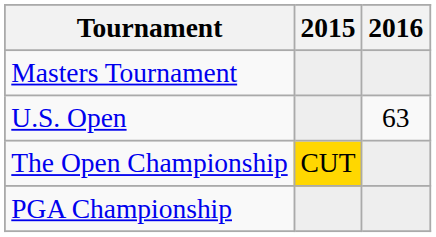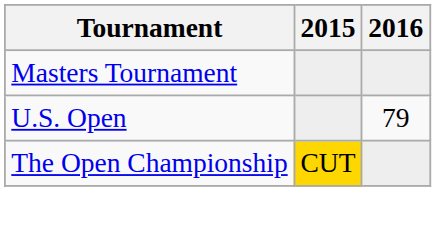(396, 118) 63 -> (396, 118) 79
- row: (122, 208)
